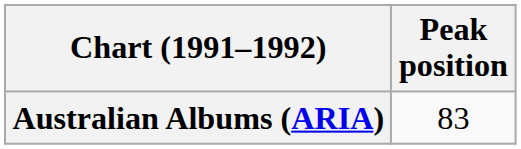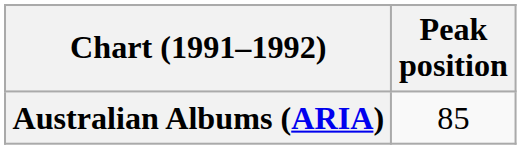(453, 117) 83 -> (453, 117) 85
